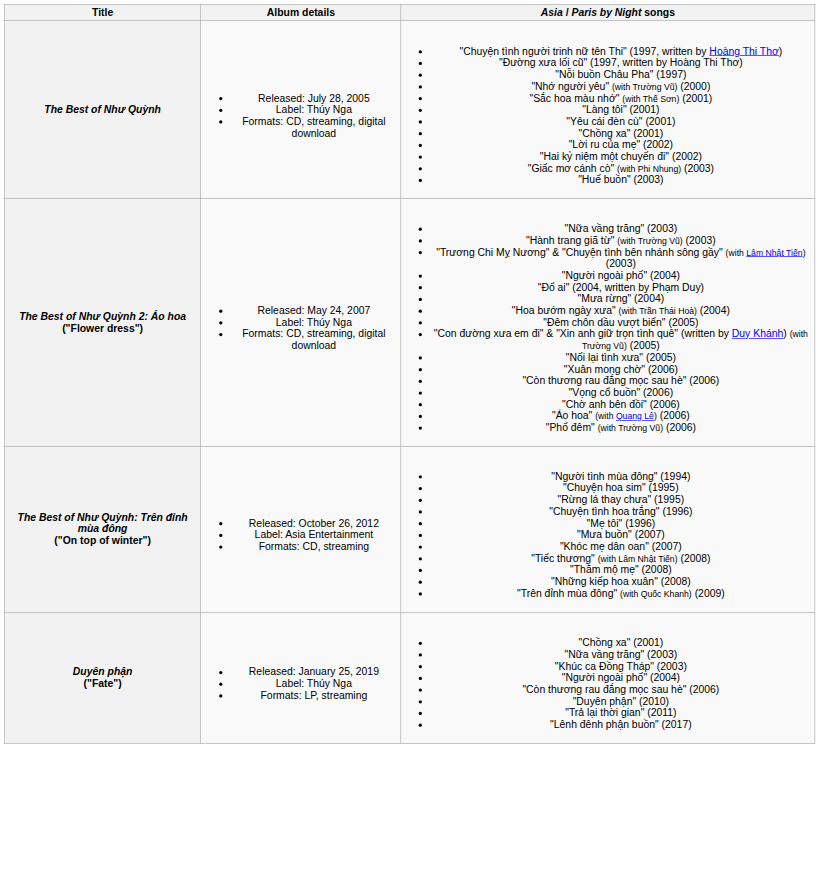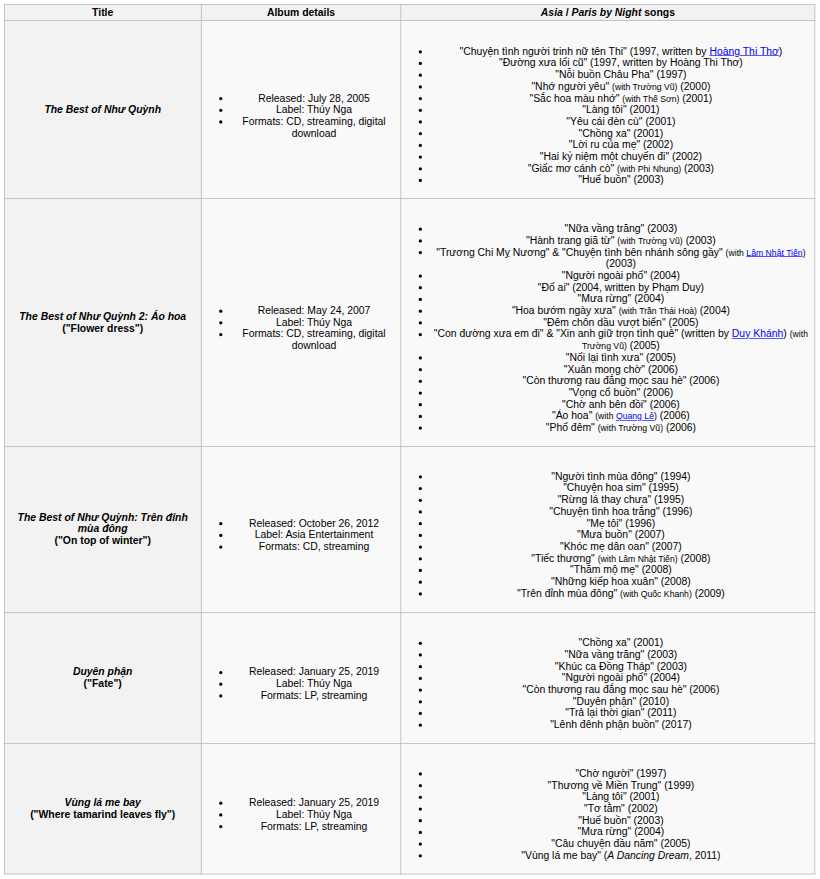+ row: (103, 808)
